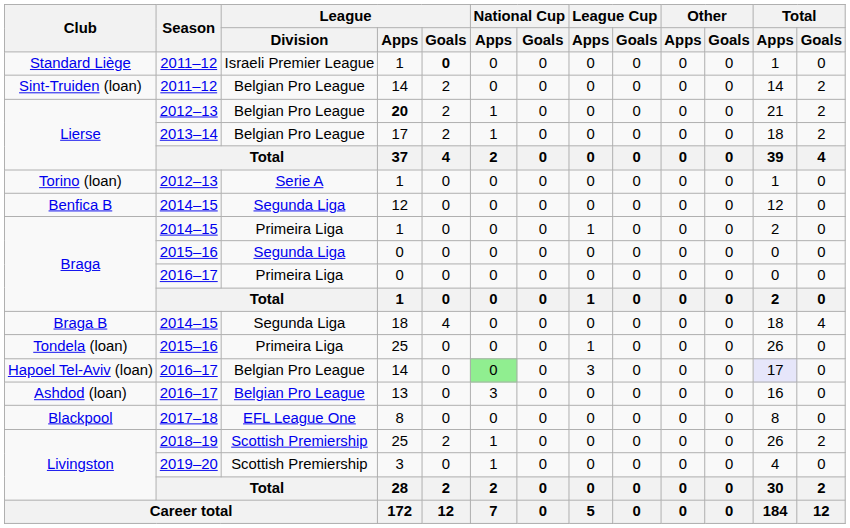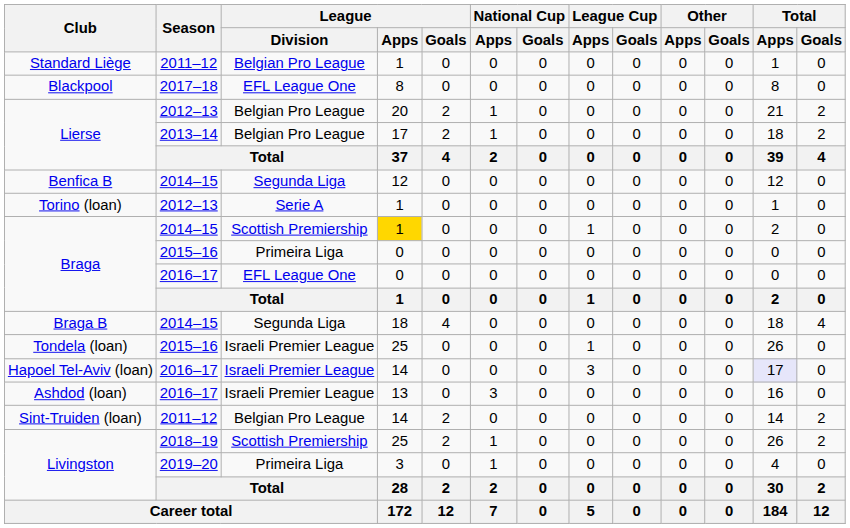(299, 63) Israeli Premier League -> (299, 63) Belgian Pro League
(446, 63) bold -> (446, 63) normal
rows swapped: (80, 87) <-> (80, 417)
(400, 110) bold -> (400, 110) normal
rows swapped: (80, 181) <-> (80, 205)
(299, 228) Primeira Liga -> (299, 228) Scottish Premiership
(400, 228) no background -> (400, 228) gold background
(299, 252) Segunda Liga -> (299, 252) Primeira Liga
(299, 275) Primeira Liga -> (299, 275) EFL League One
(299, 346) Primeira Liga -> (299, 346) Israeli Premier League
(299, 370) Belgian Pro League -> (299, 370) Israeli Premier League
(494, 370) lightgreen background -> (494, 370) no background
(299, 393) Belgian Pro League -> (299, 393) Israeli Premier League
(299, 464) Scottish Premiership -> (299, 464) Primeira Liga
